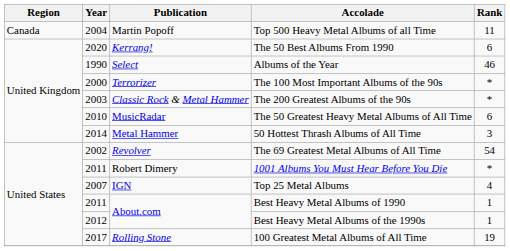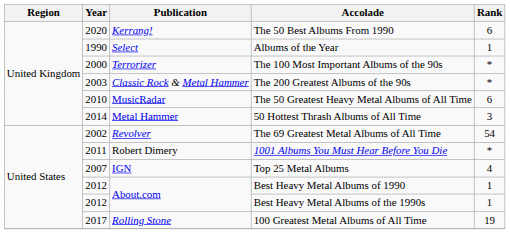- row: (345, 30)
(490, 64) 46 -> (490, 47) 1
(96, 202) 2011 -> (96, 185) 2012
